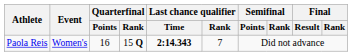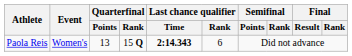(105, 43) 16 -> (105, 43) 13
(220, 43) 7 -> (220, 43) 6
